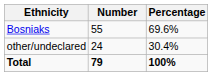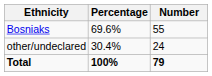columns swapped: (117, 12) <-> (177, 12)
